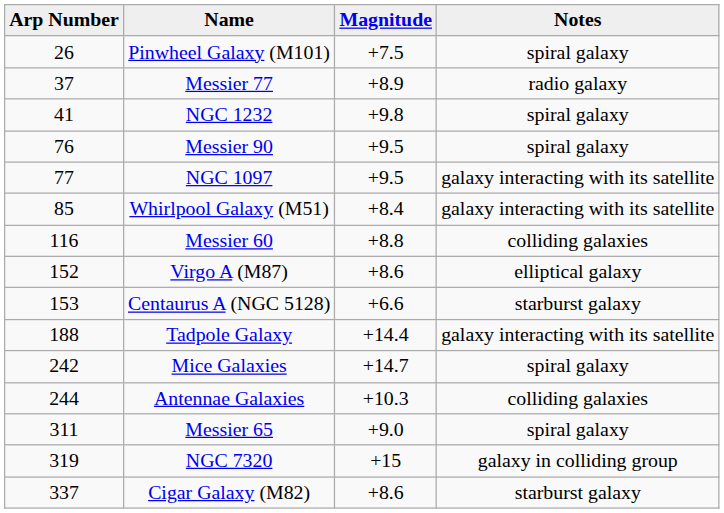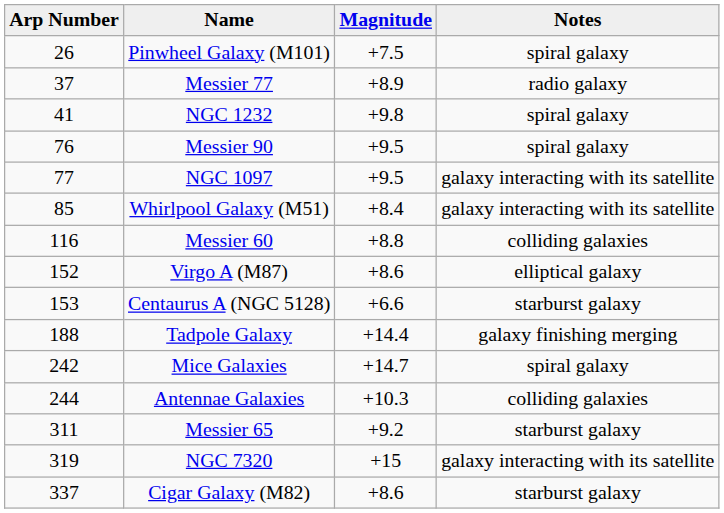(578, 334) galaxy interacting with its satellite -> (578, 334) galaxy finishing merging
(386, 429) +9.0 -> (386, 429) +9.2
(578, 429) spiral galaxy -> (578, 429) starburst galaxy
(578, 460) galaxy in colliding group -> (578, 460) galaxy interacting with its satellite
